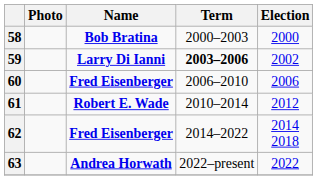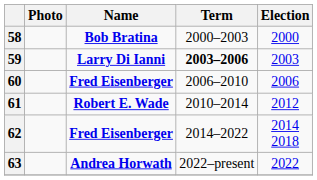(285, 59) 2002 -> (285, 59) 2003
